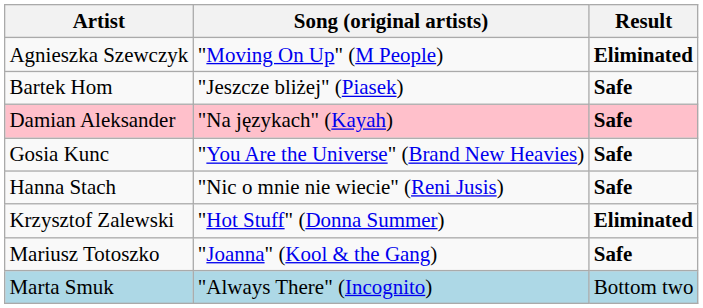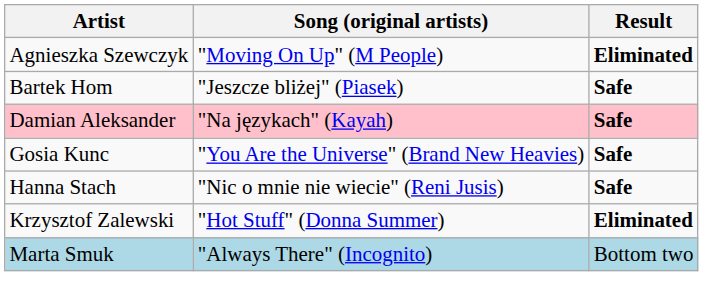- row: (85, 253)
